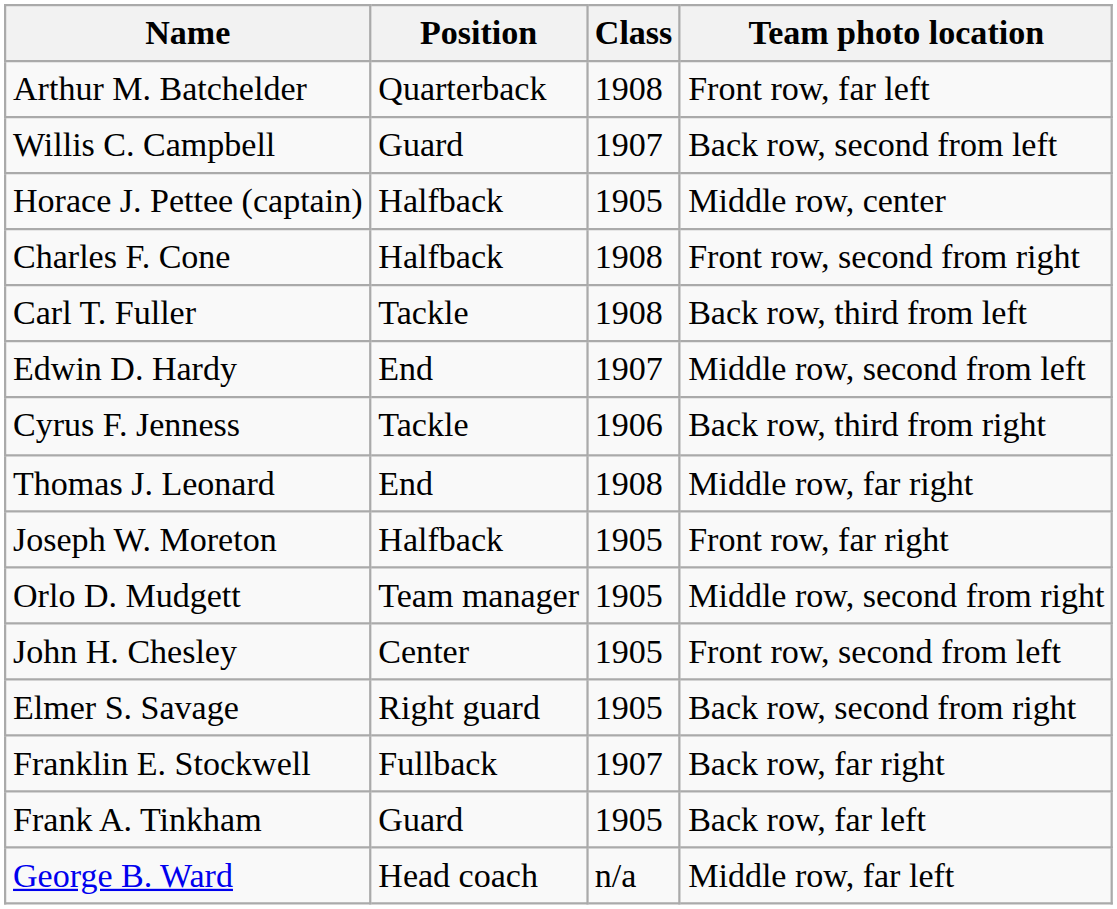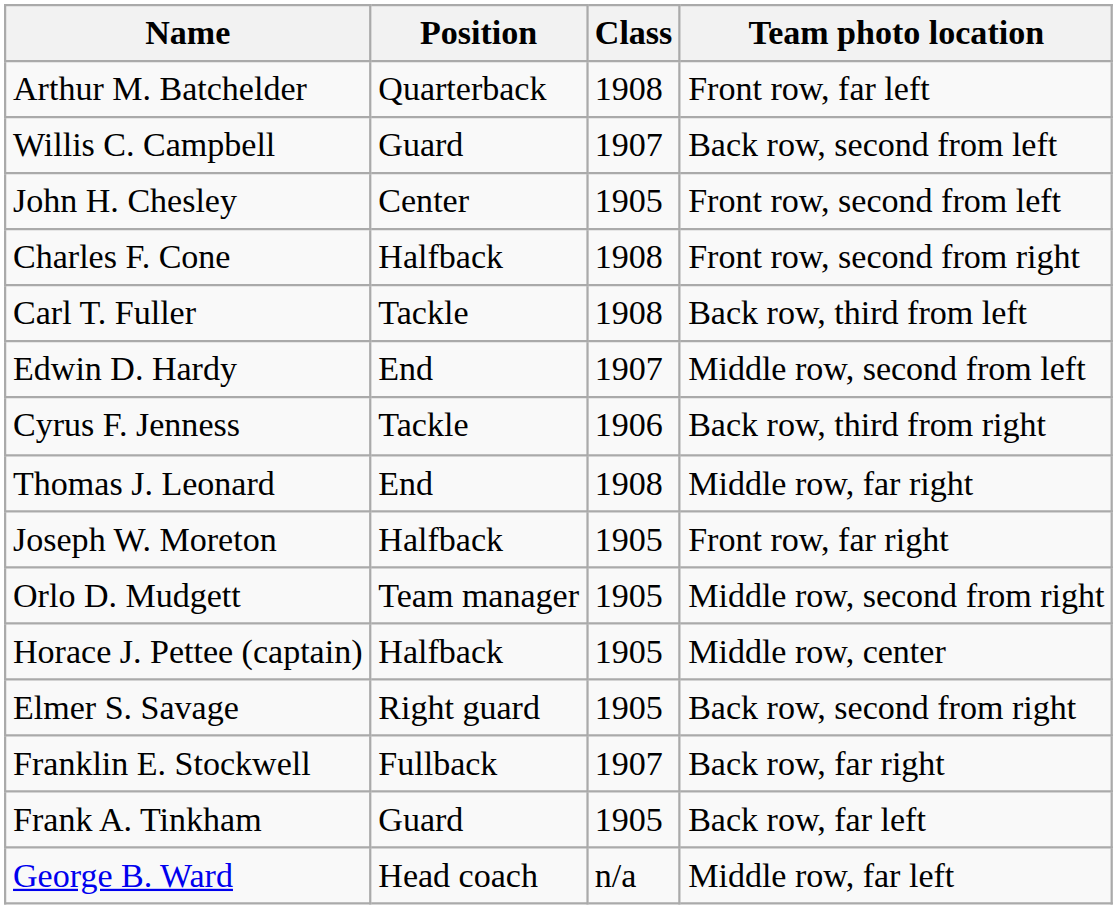rows swapped: (125, 650) <-> (188, 201)
